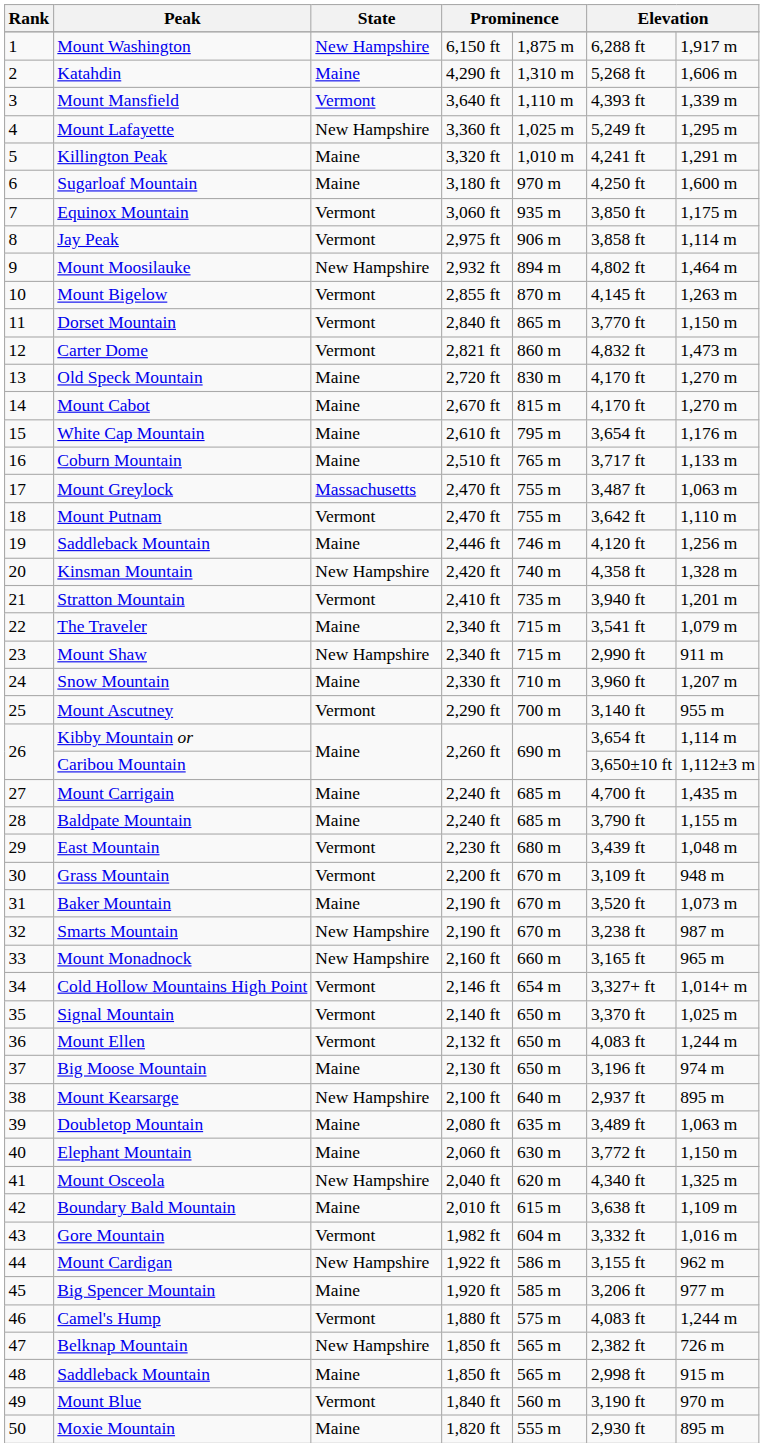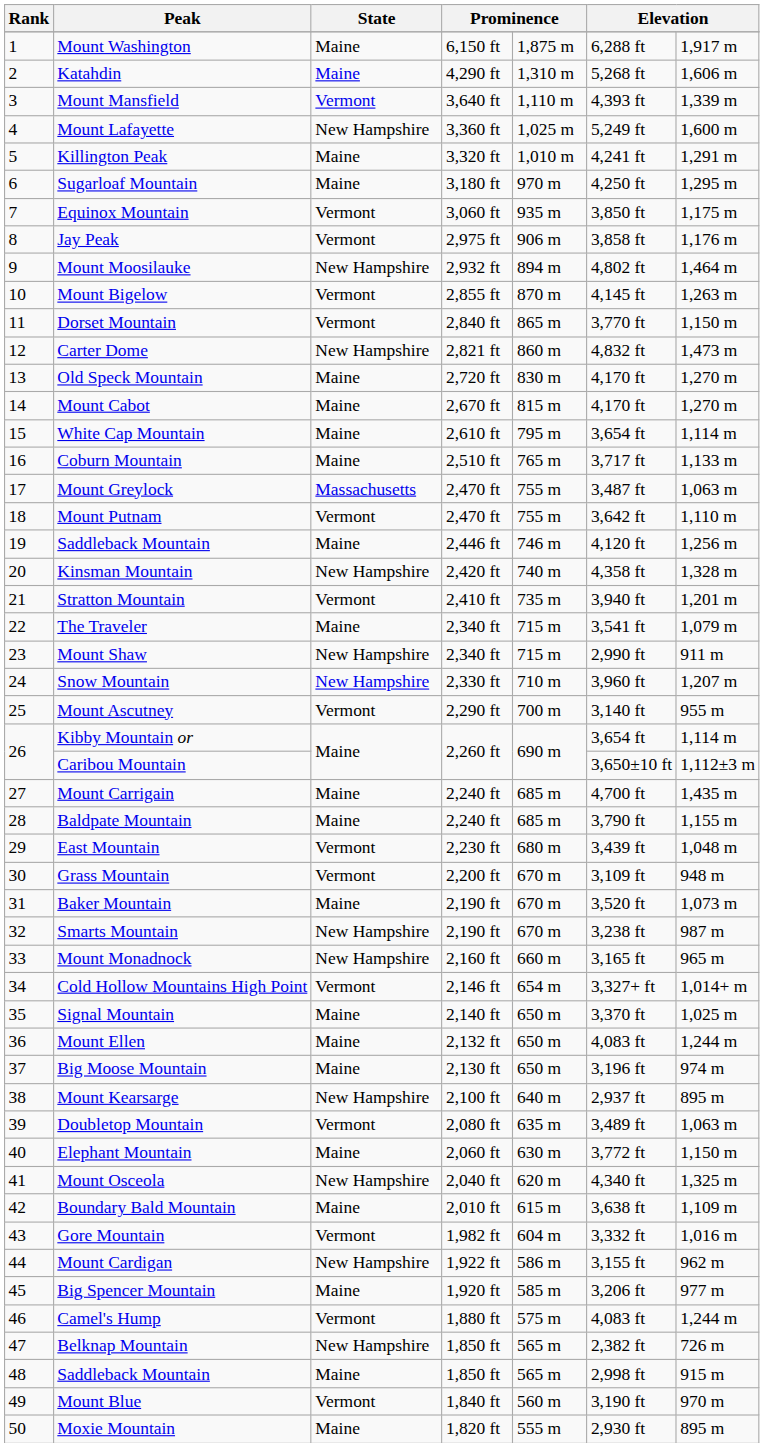(377, 45) New Hampshire -> (338, 45) Maine
(709, 128) 1,295 m -> (709, 128) 1,600 m
(709, 184) 1,600 m -> (709, 184) 1,295 m
(708, 239) 1,114 m -> (709, 239) 1,176 m
(345, 350) Vermont -> (372, 350) New Hampshire
(709, 433) 1,176 m -> (708, 433) 1,114 m
(338, 682) Maine -> (377, 682) New Hampshire
(345, 1014) Vermont -> (338, 1014) Maine
(345, 1041) Vermont -> (338, 1041) Maine
(338, 1124) Maine -> (345, 1124) Vermont
